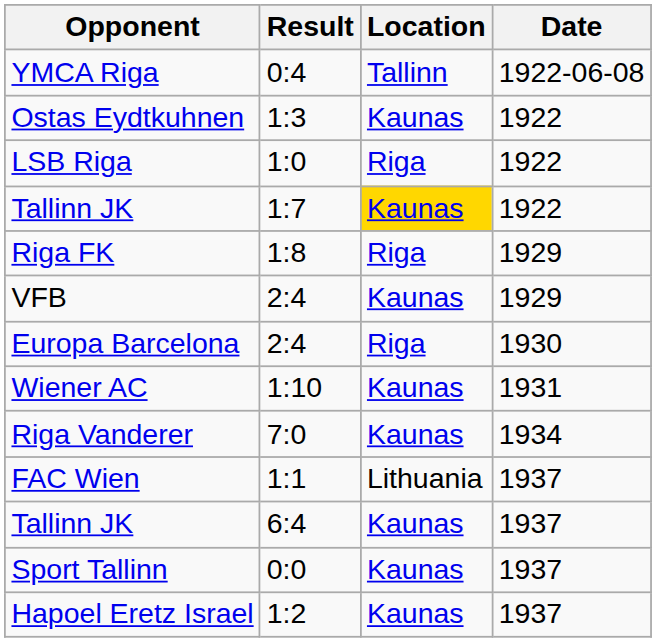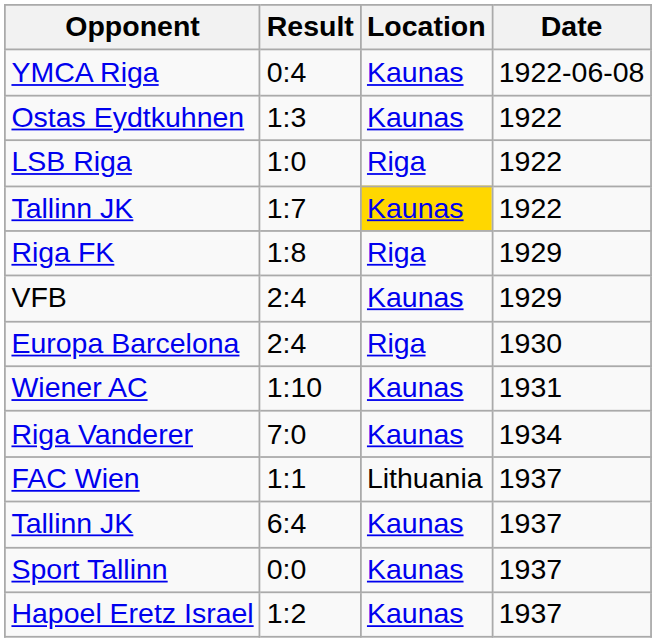(407, 72) Tallinn -> (415, 72) Kaunas
